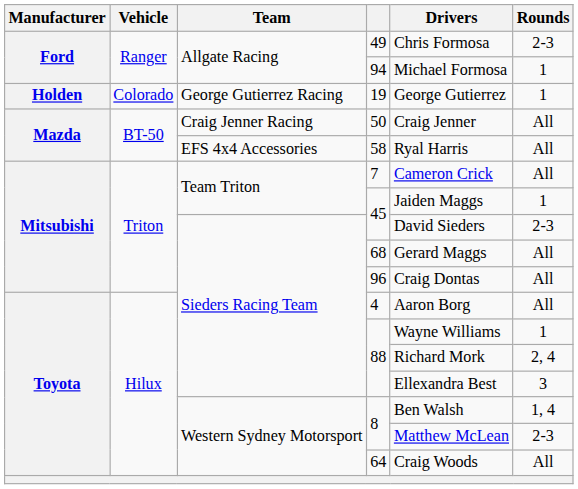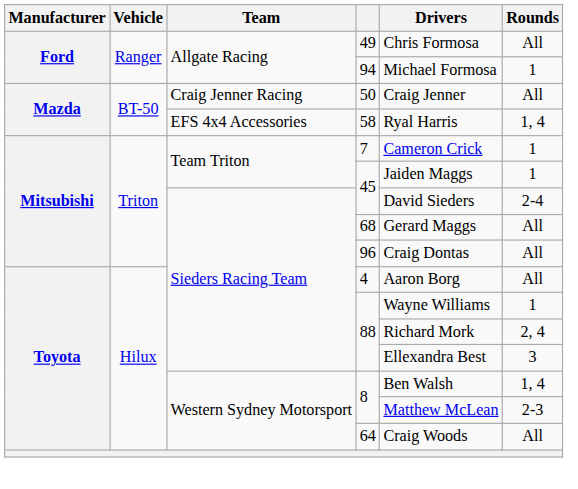(543, 43) 2-3 -> (533, 43) All
- row: (262, 96)
(543, 148) All -> (533, 122) 1, 4
(543, 174) All -> (533, 148) 1
(543, 226) 2-3 -> (533, 200) 2-4
